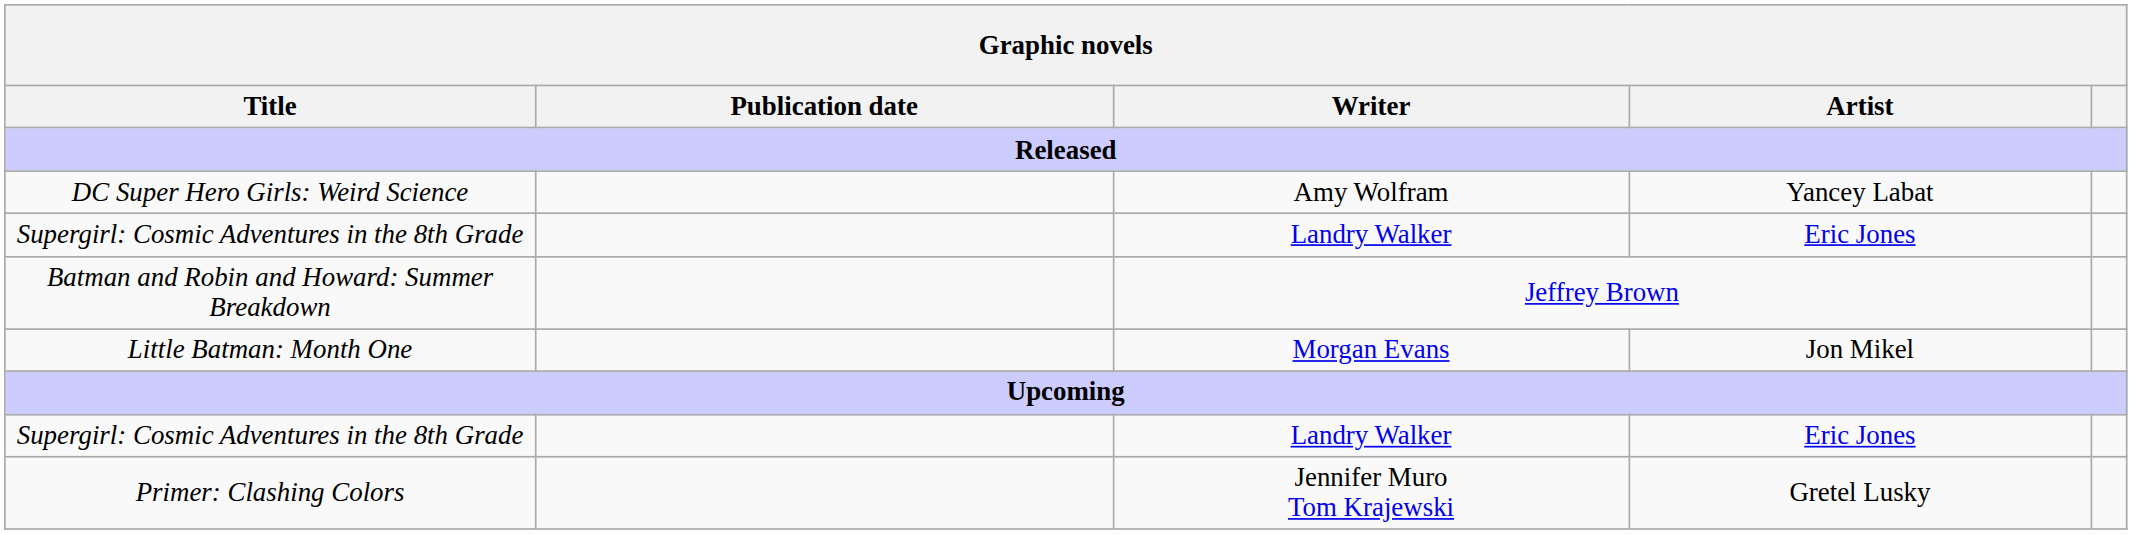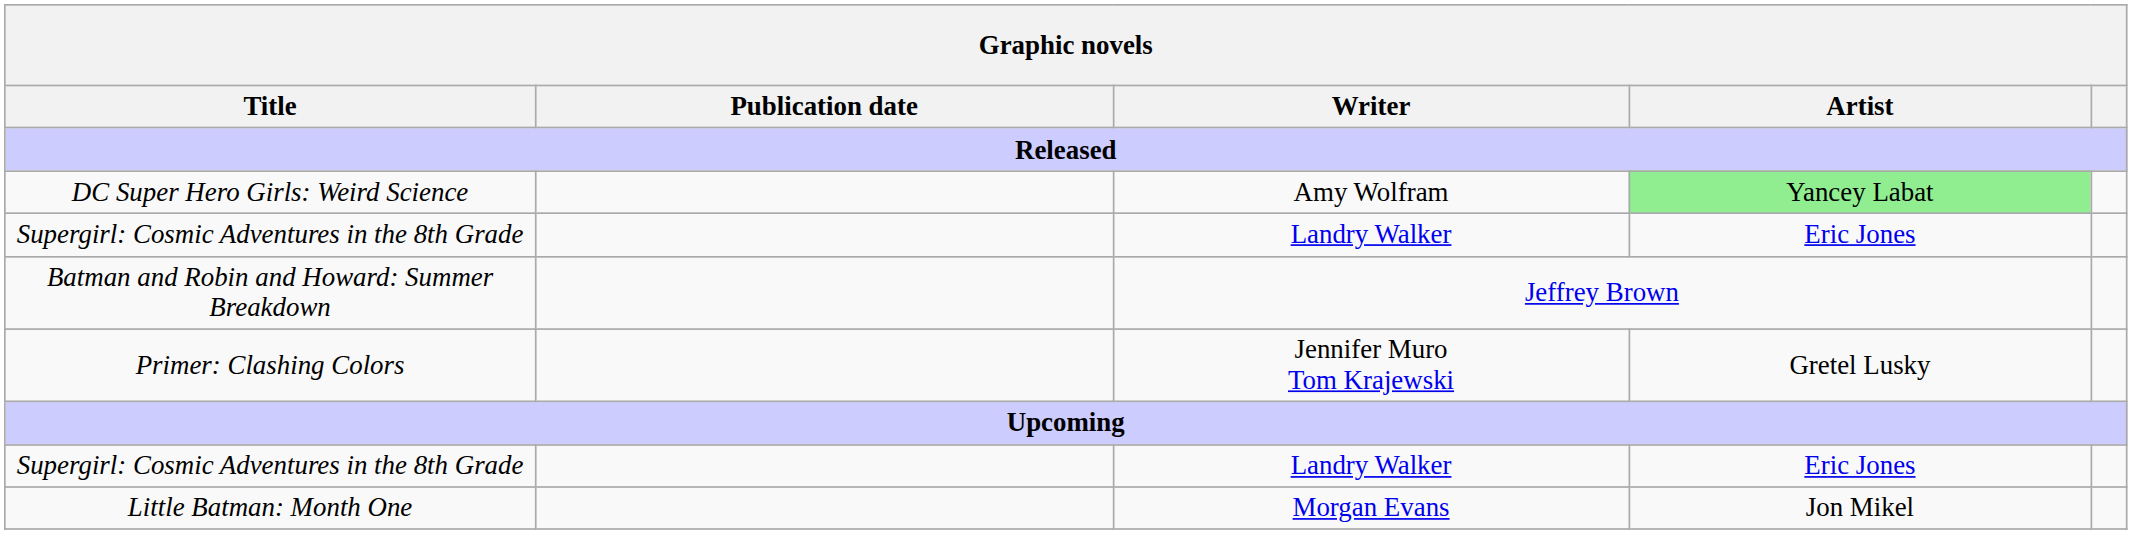(1860, 191) no background -> (1860, 191) lightgreen background
rows swapped: (270, 492) <-> (270, 349)
